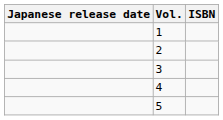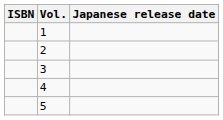columns swapped: (79, 14) <-> (202, 14)
